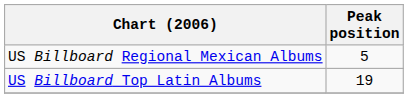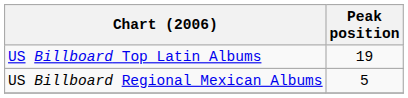rows swapped: (135, 81) <-> (165, 57)
